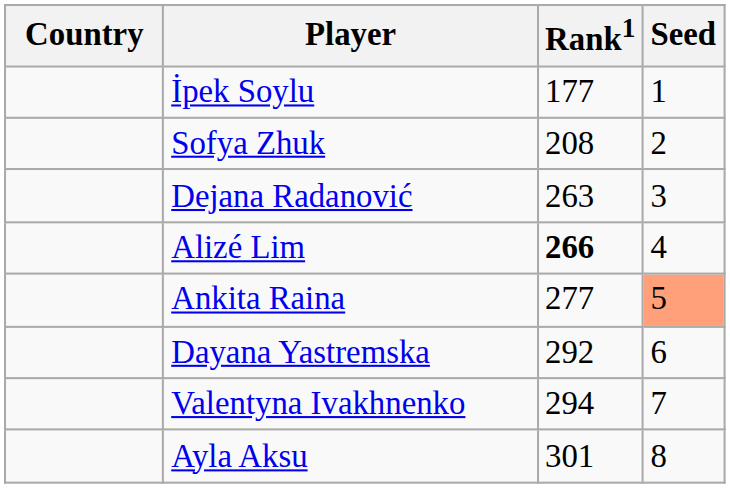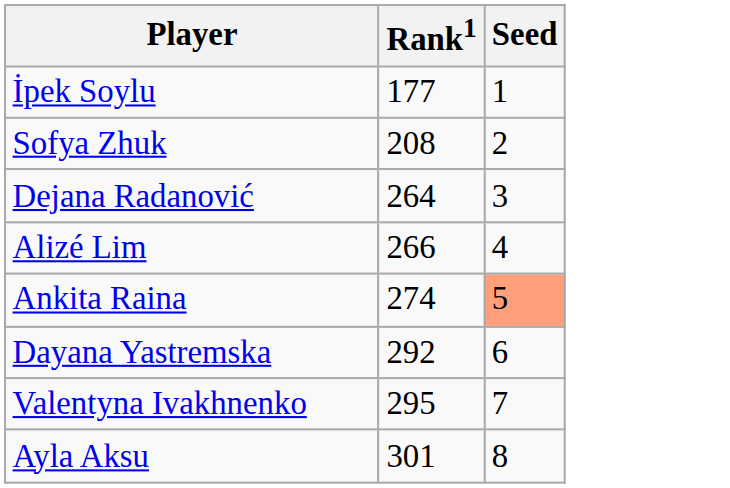- column: (84, 34)
(570, 195) 263 -> (411, 195) 264
(570, 247) bold -> (411, 247) normal
(570, 299) 277 -> (411, 299) 274
(570, 403) 294 -> (411, 403) 295
